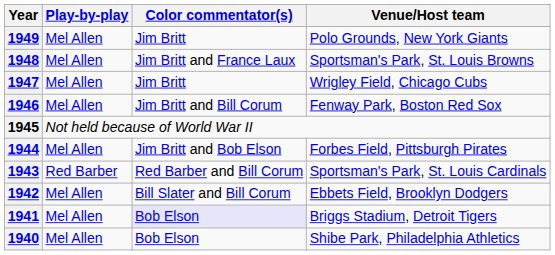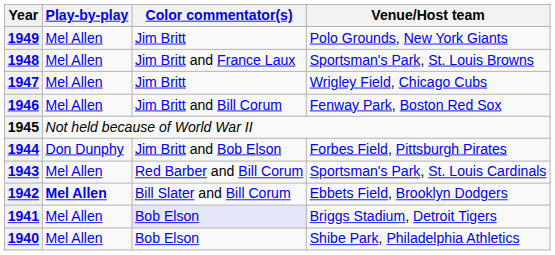(74, 149) Mel Allen -> (85, 149) Don Dunphy
(82, 171) Red Barber -> (74, 171) Mel Allen
(74, 194) normal -> (76, 194) bold
